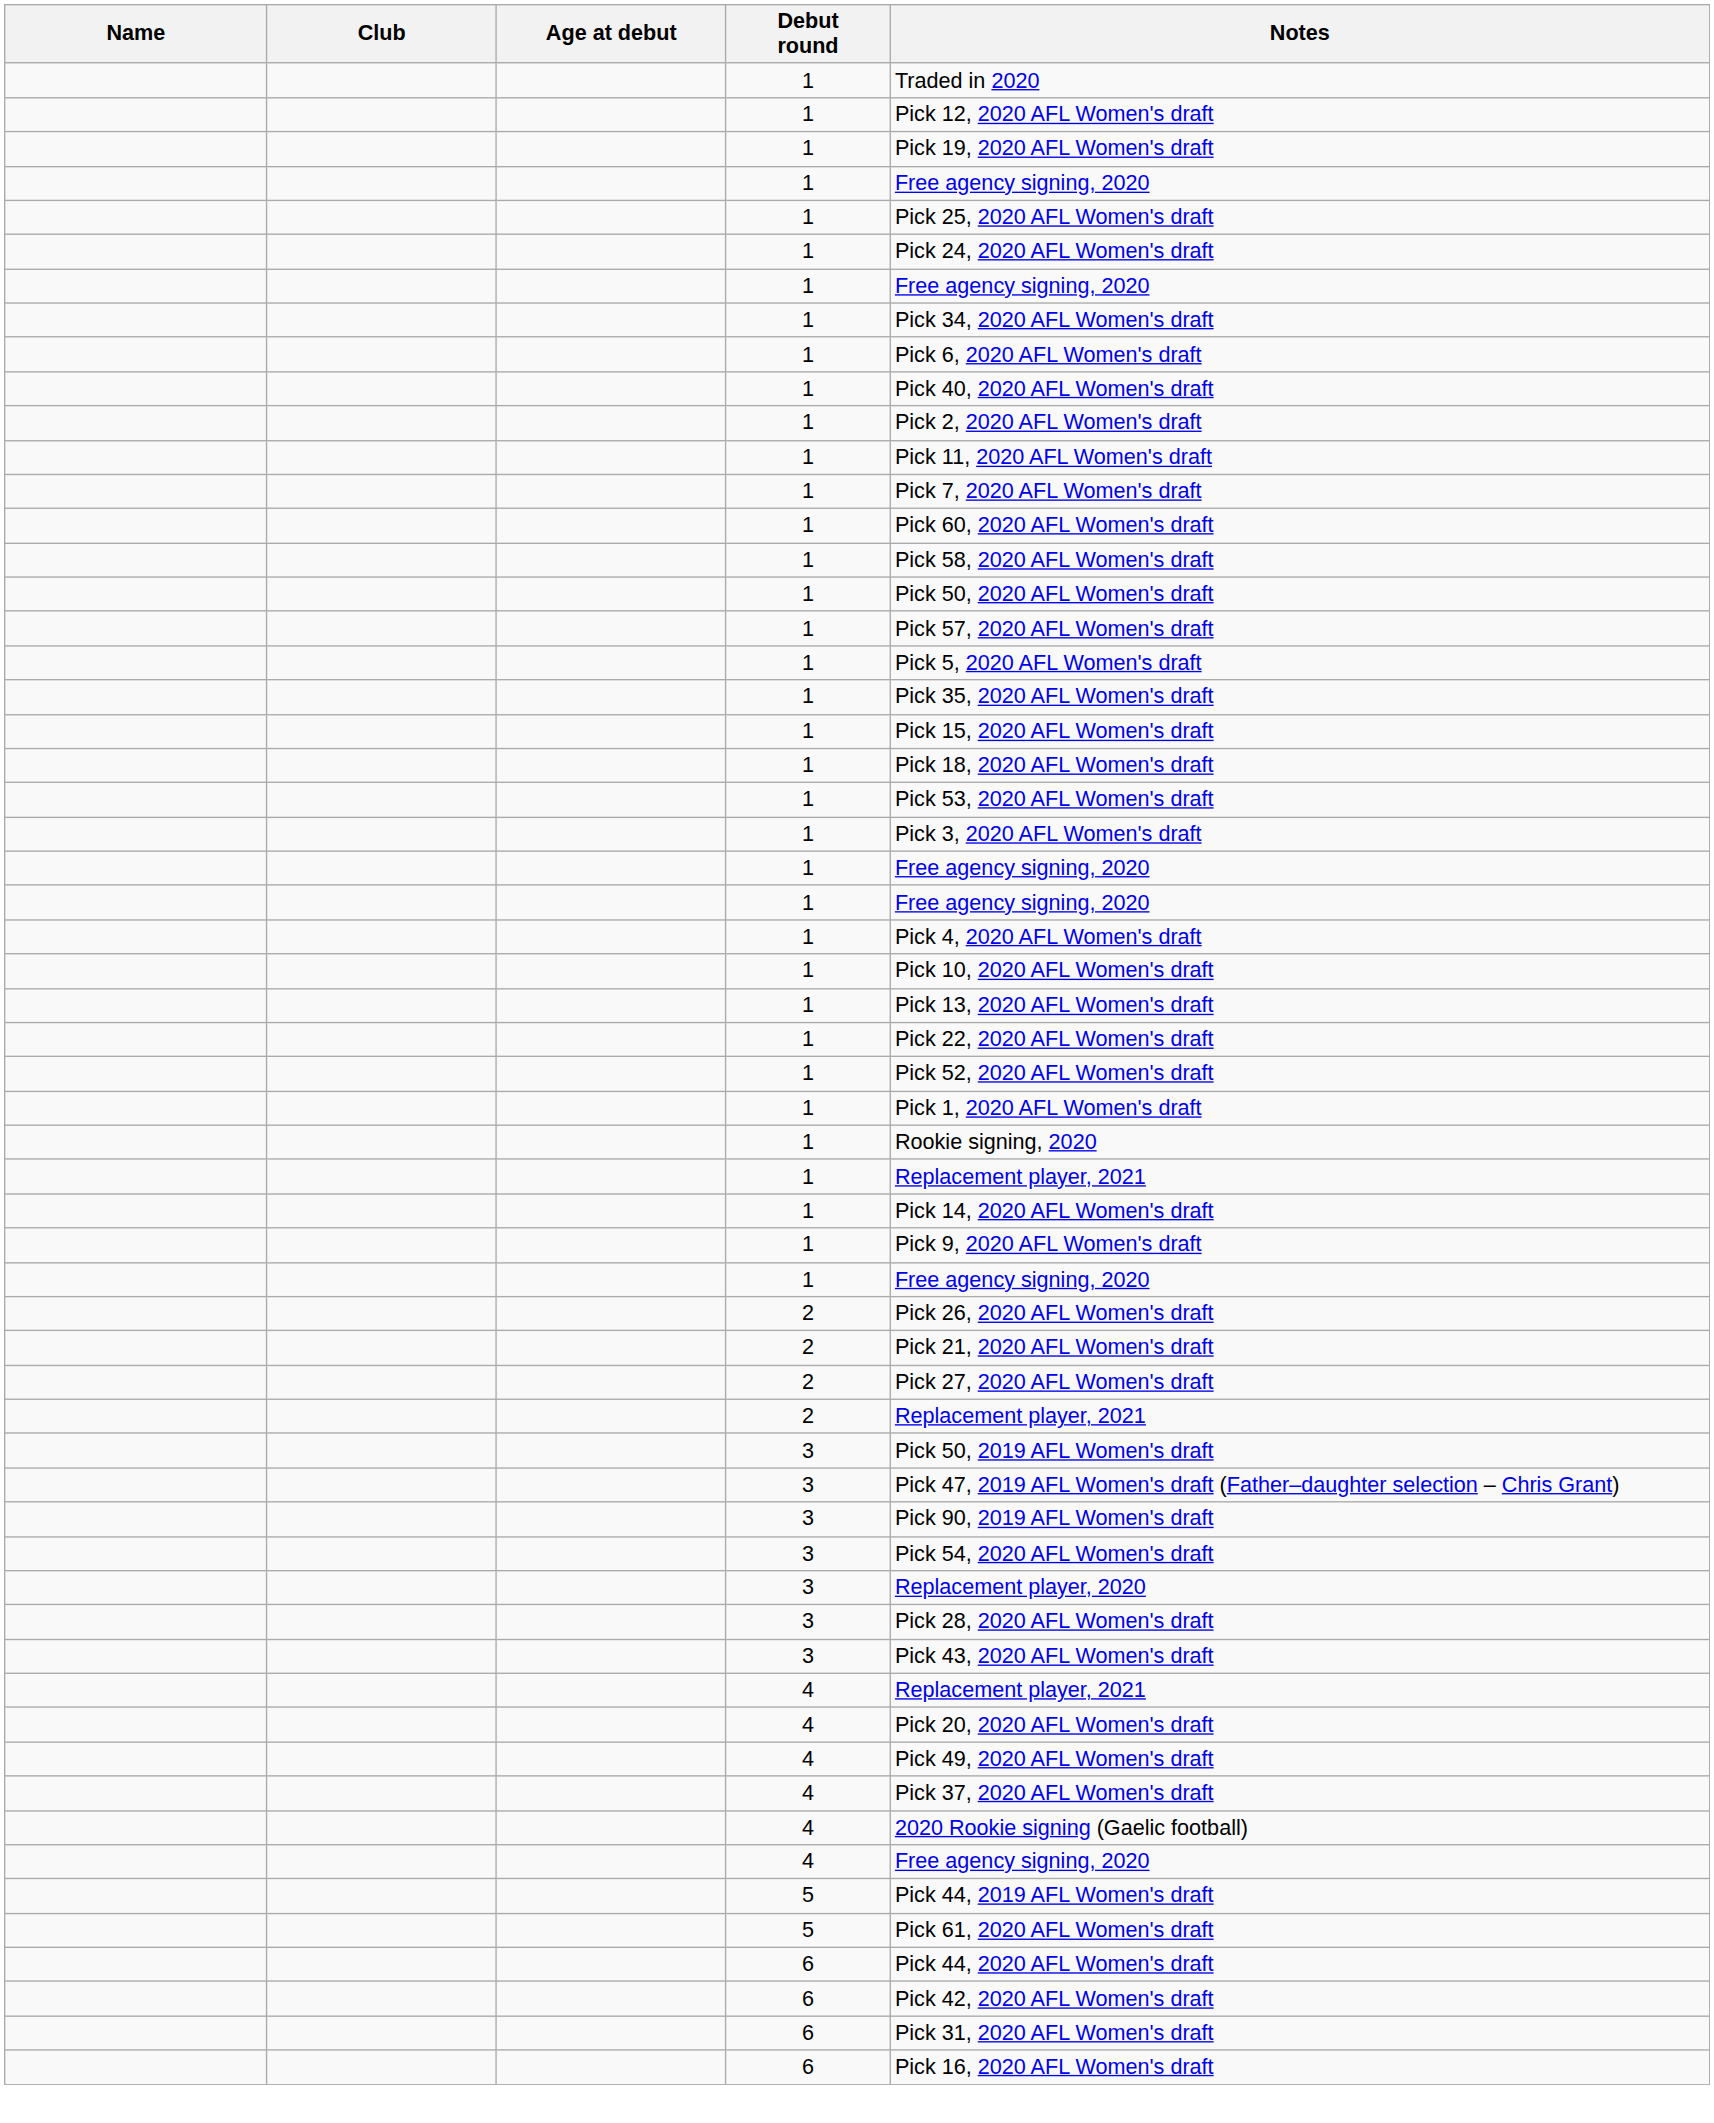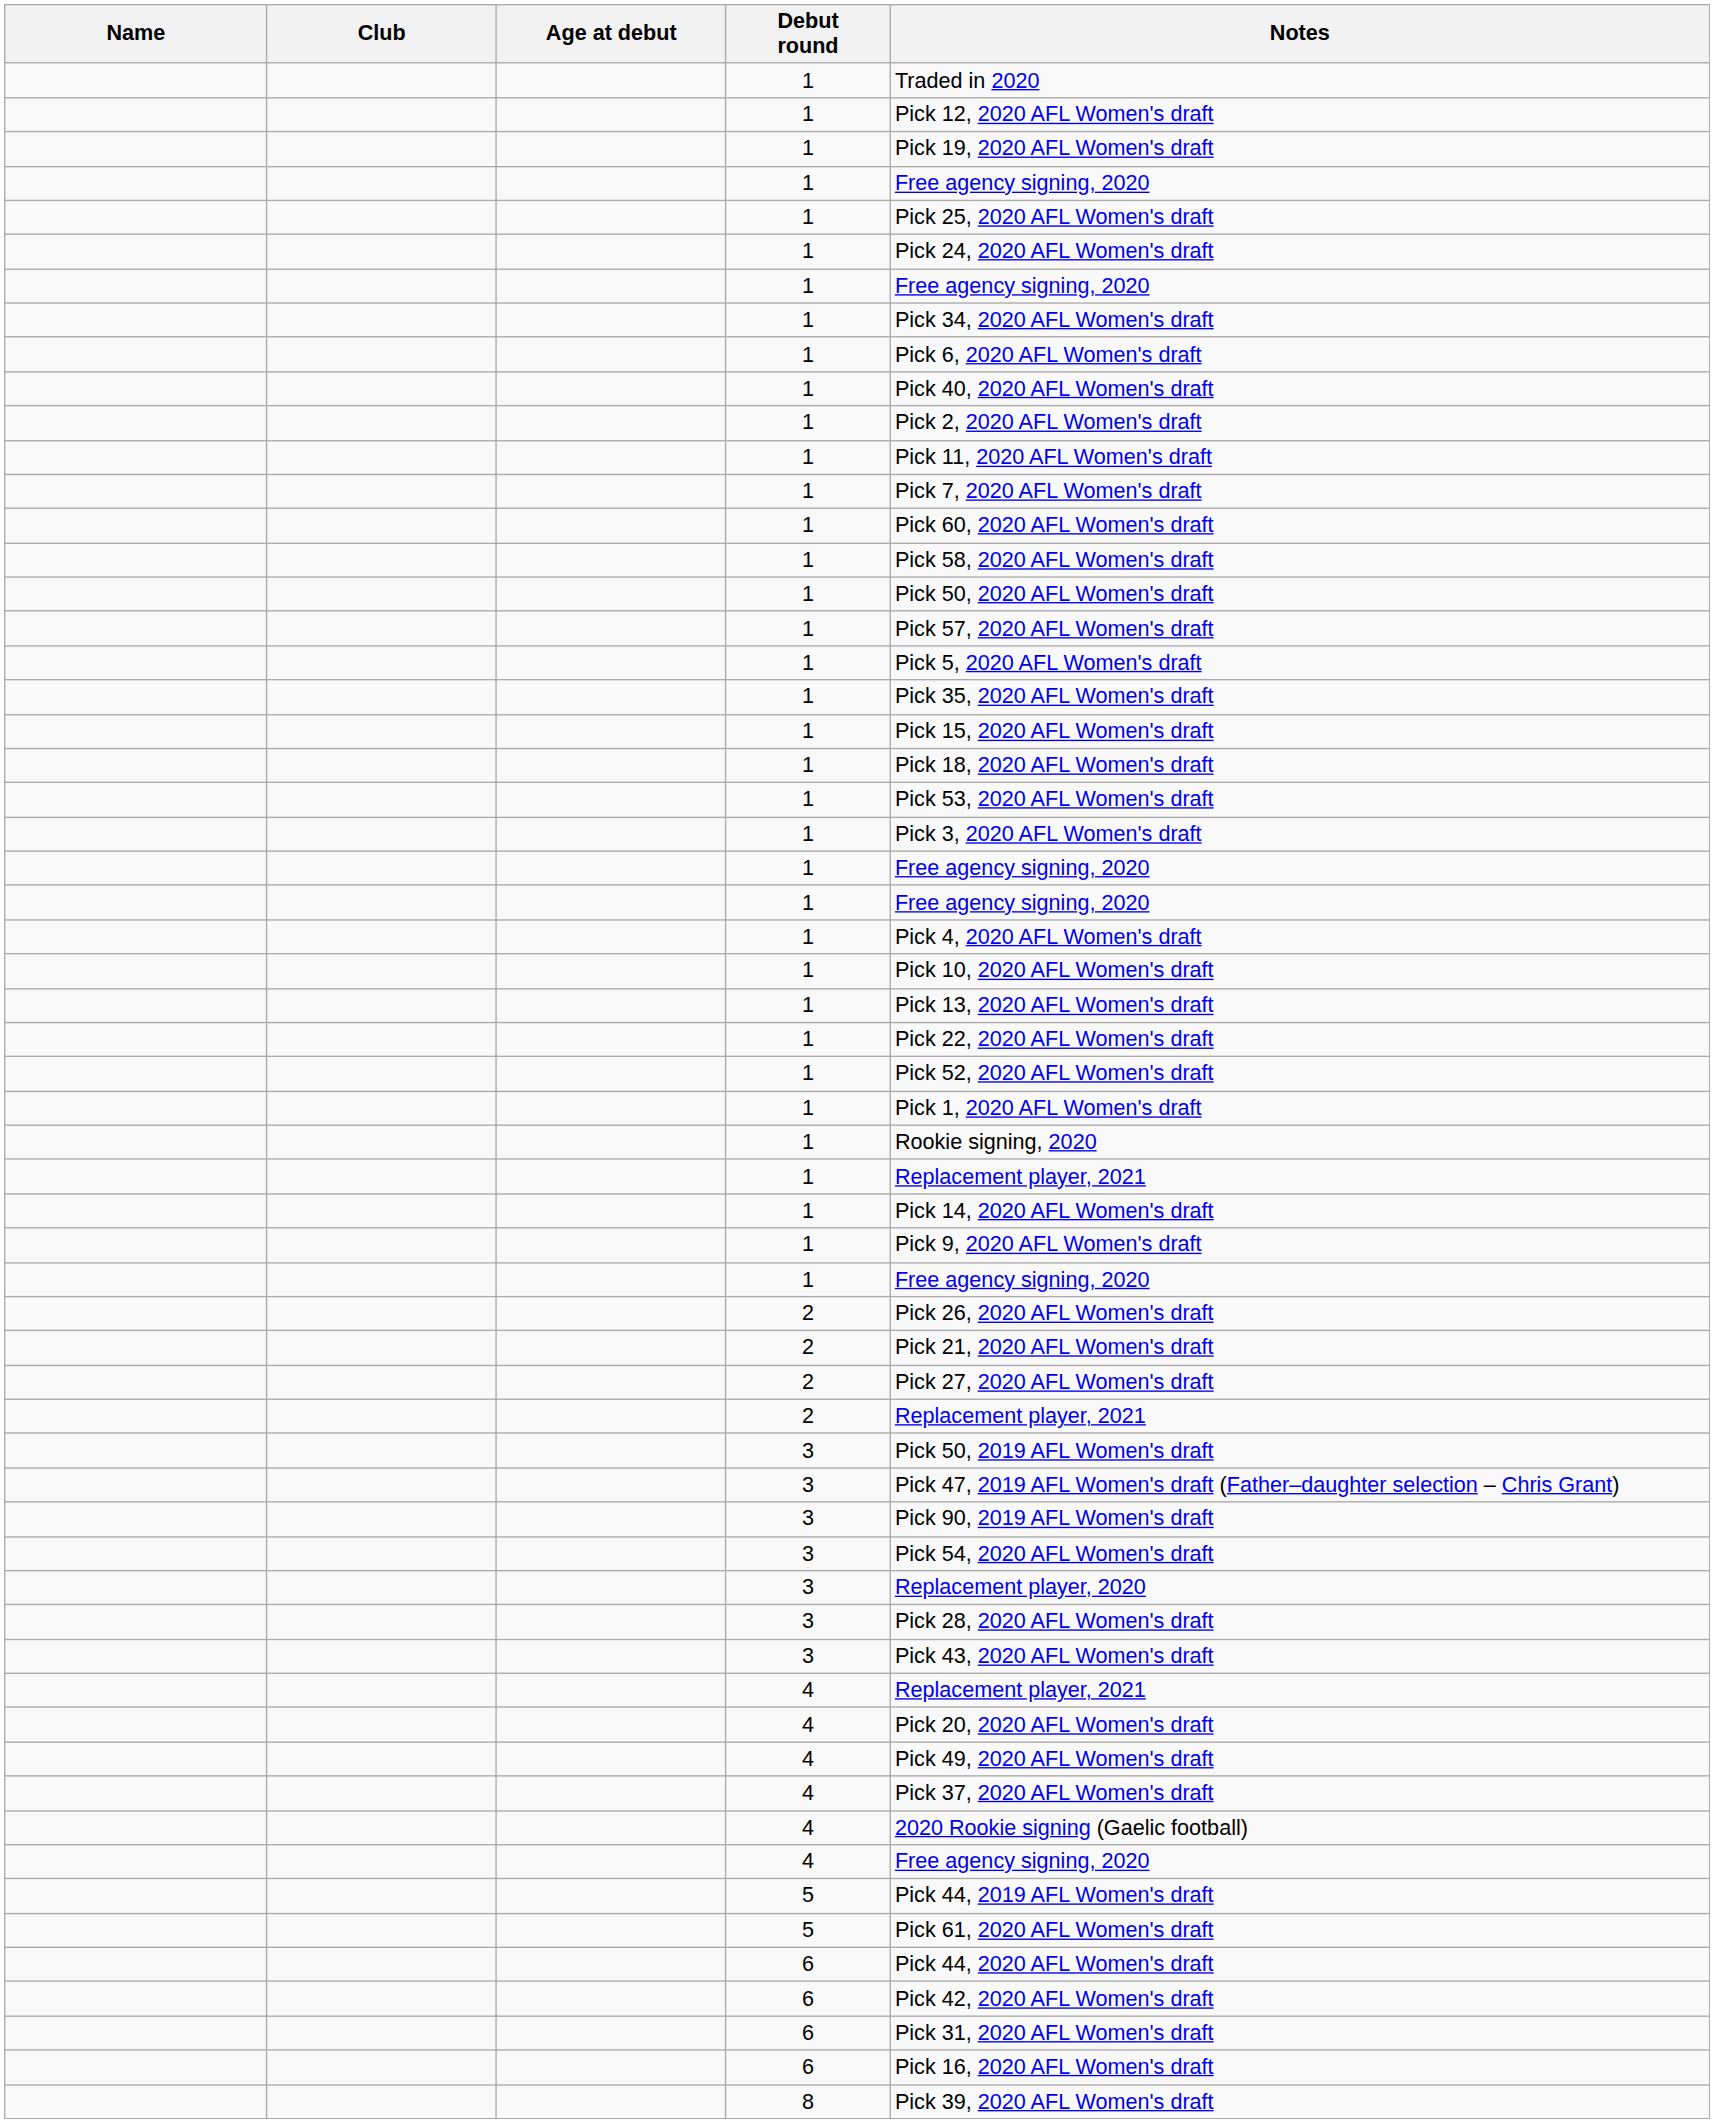+ row: (136, 2101)
